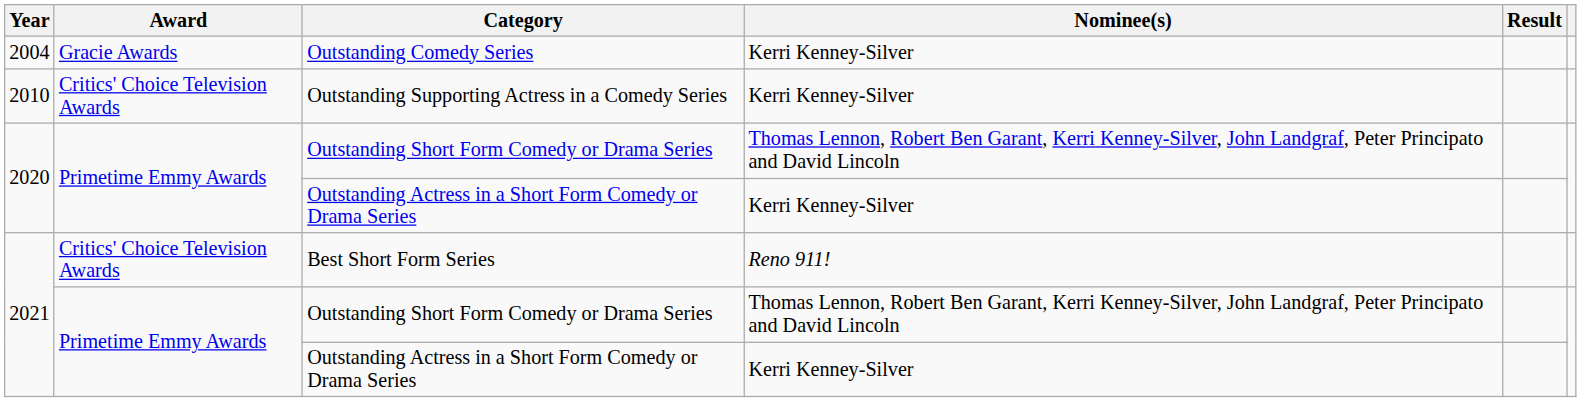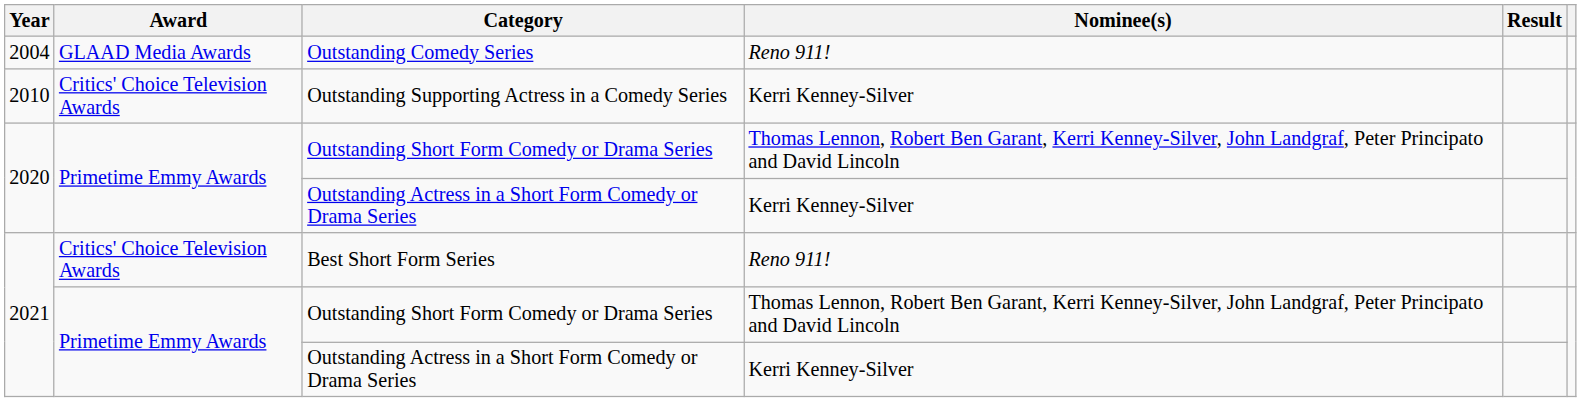(118, 52) Gracie Awards -> (155, 52) GLAAD Media Awards
(831, 52) Kerri Kenney-Silver -> (789, 52) Reno 911!
